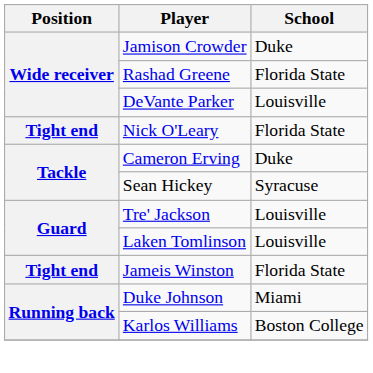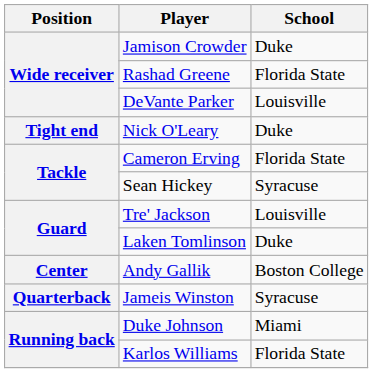(300, 130) Florida State -> (274, 130) Duke
(274, 158) Duke -> (300, 158) Florida State
(290, 241) Louisville -> (274, 241) Duke
+ row: (167, 269)
(62, 269) Tight end -> (62, 297) Quarterback
(300, 269) Florida State -> (286, 297) Syracuse
(309, 325) Boston College -> (300, 353) Florida State
